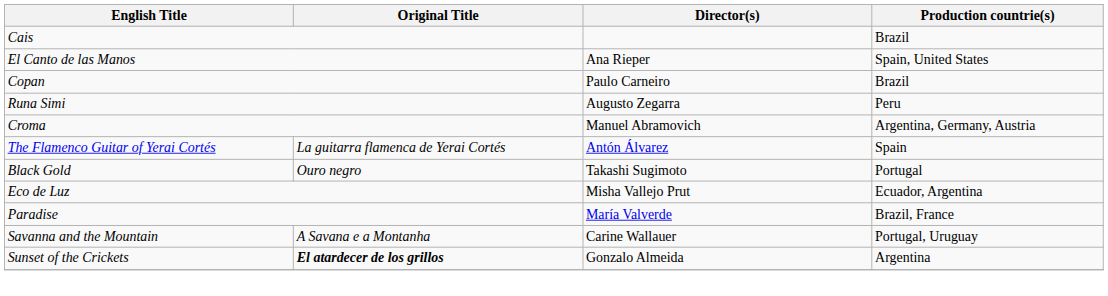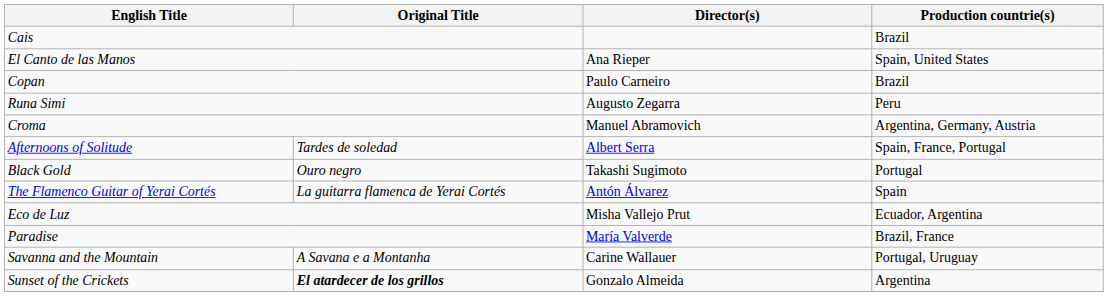+ row: (70, 147)
rows swapped: (39, 170) <-> (112, 147)
